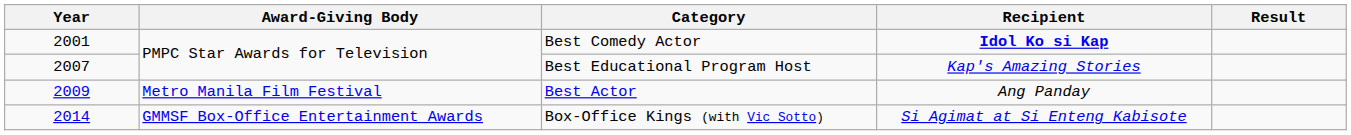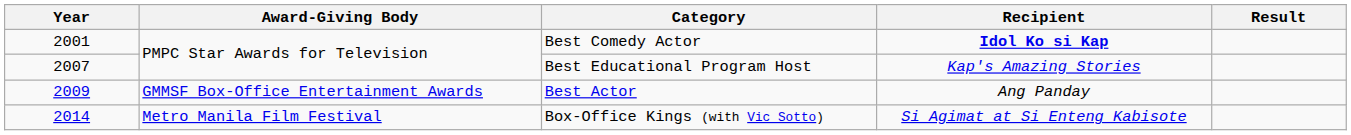(262, 92) Metro Manila Film Festival -> (313, 92) GMMSF Box-Office Entertainment Awards
(313, 117) GMMSF Box-Office Entertainment Awards -> (262, 117) Metro Manila Film Festival
